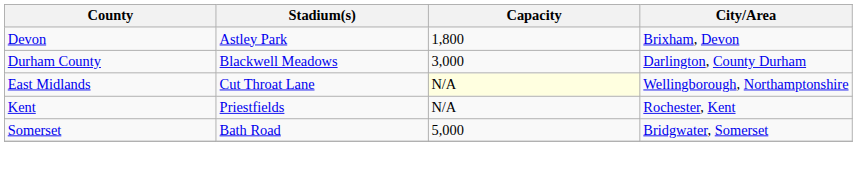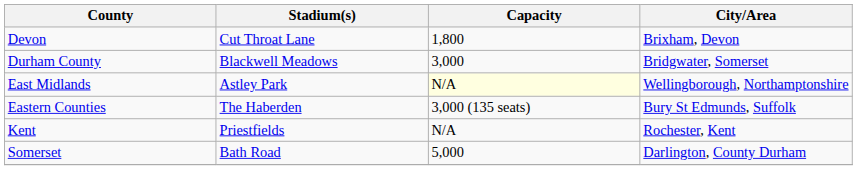(253, 38) Astley Park -> (267, 38) Cut Throat Lane
(725, 61) Darlington, County Durham -> (706, 61) Bridgwater, Somerset
(267, 84) Cut Throat Lane -> (253, 84) Astley Park
+ row: (57, 107)
(706, 130) Bridgwater, Somerset -> (725, 152) Darlington, County Durham
